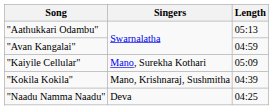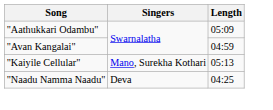(246, 29) 05:13 -> (222, 29) 05:09
(246, 63) 05:09 -> (222, 63) 05:13
- row: (40, 80)
